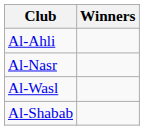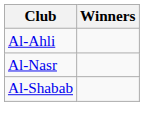- row: (33, 88)
